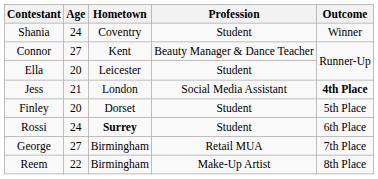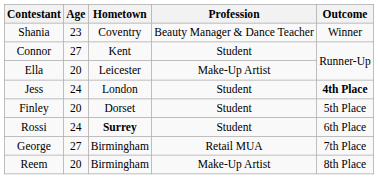(76, 33) 24 -> (76, 33) 23
(234, 33) Student -> (234, 33) Beauty Manager & Dance Teacher
(234, 51) Beauty Manager & Dance Teacher -> (234, 51) Student
(234, 70) Student -> (234, 70) Make-Up Artist
(76, 89) 21 -> (76, 89) 24
(234, 89) Social Media Assistant -> (234, 89) Student
(76, 165) 22 -> (76, 165) 20
